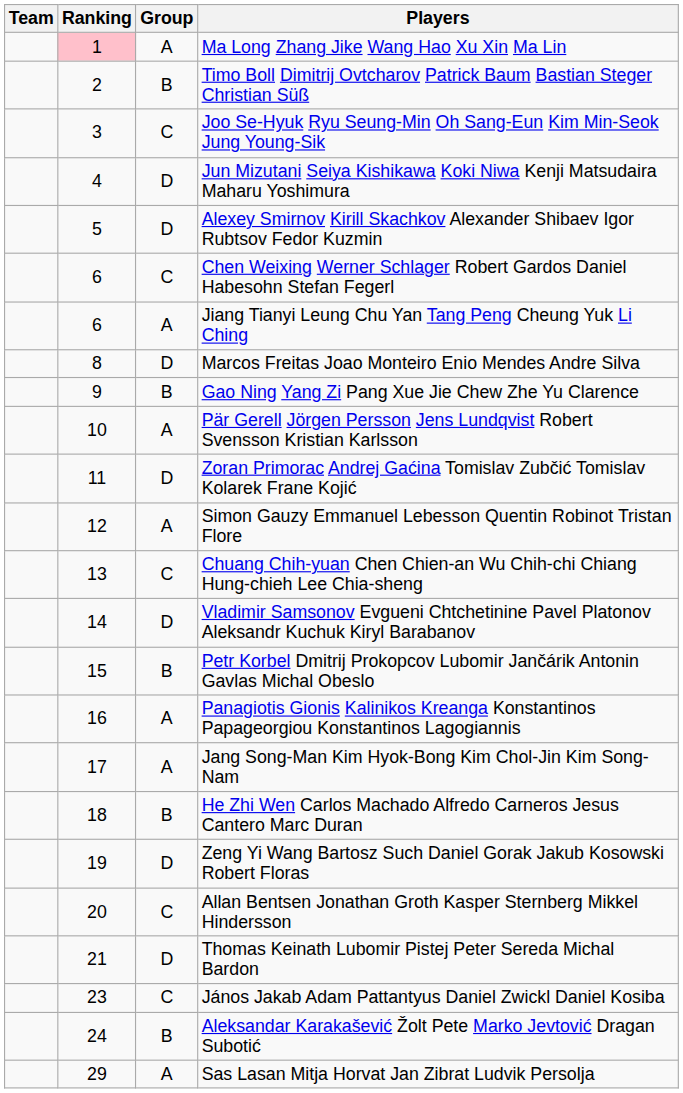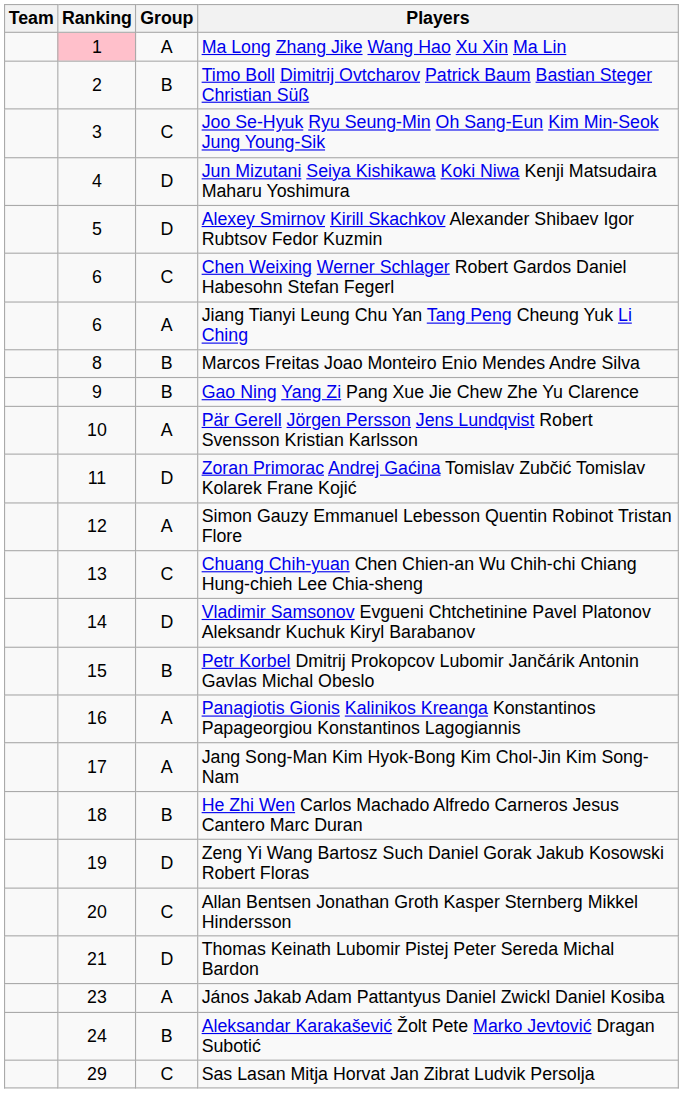(167, 363) D -> (167, 363) B
(167, 997) C -> (167, 997) A
(167, 1074) A -> (167, 1074) C
